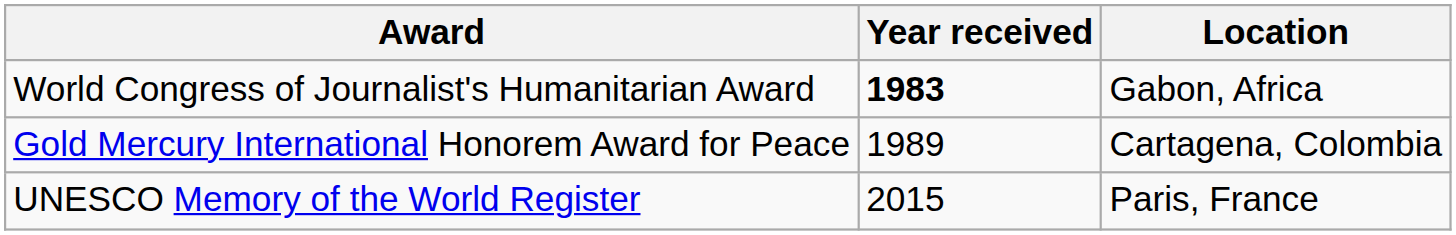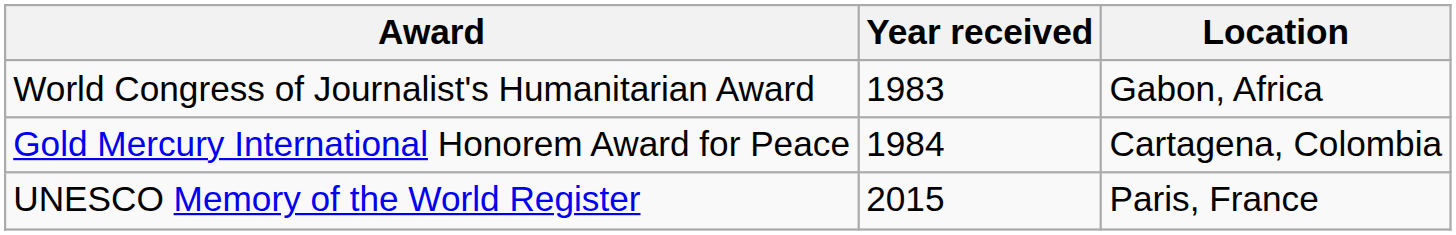(905, 88) bold -> (905, 88) normal
(905, 144) 1989 -> (905, 144) 1984
